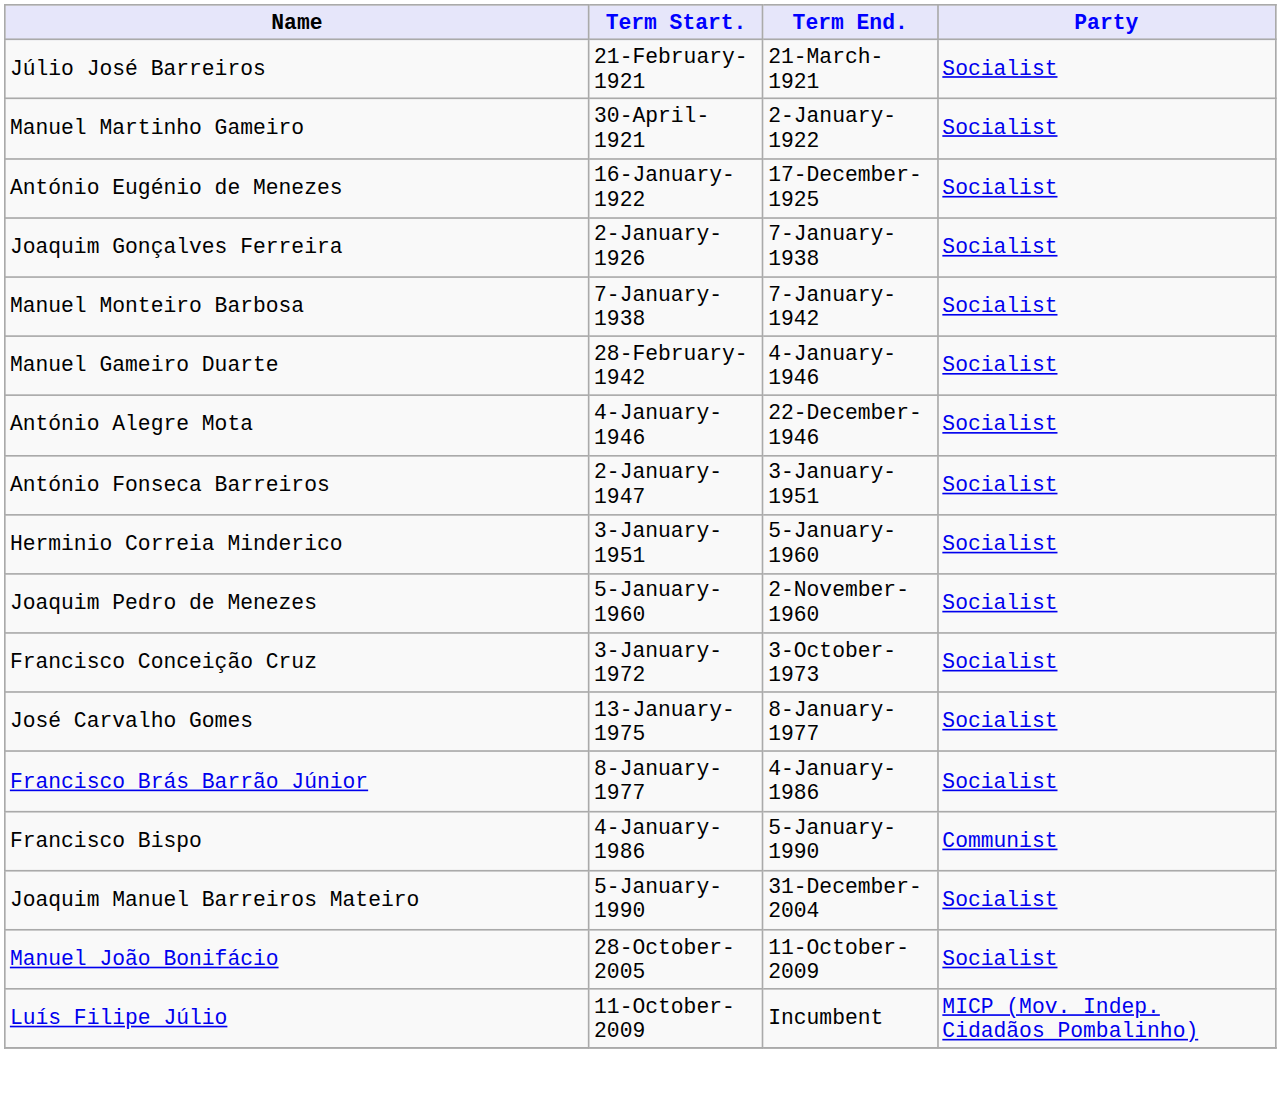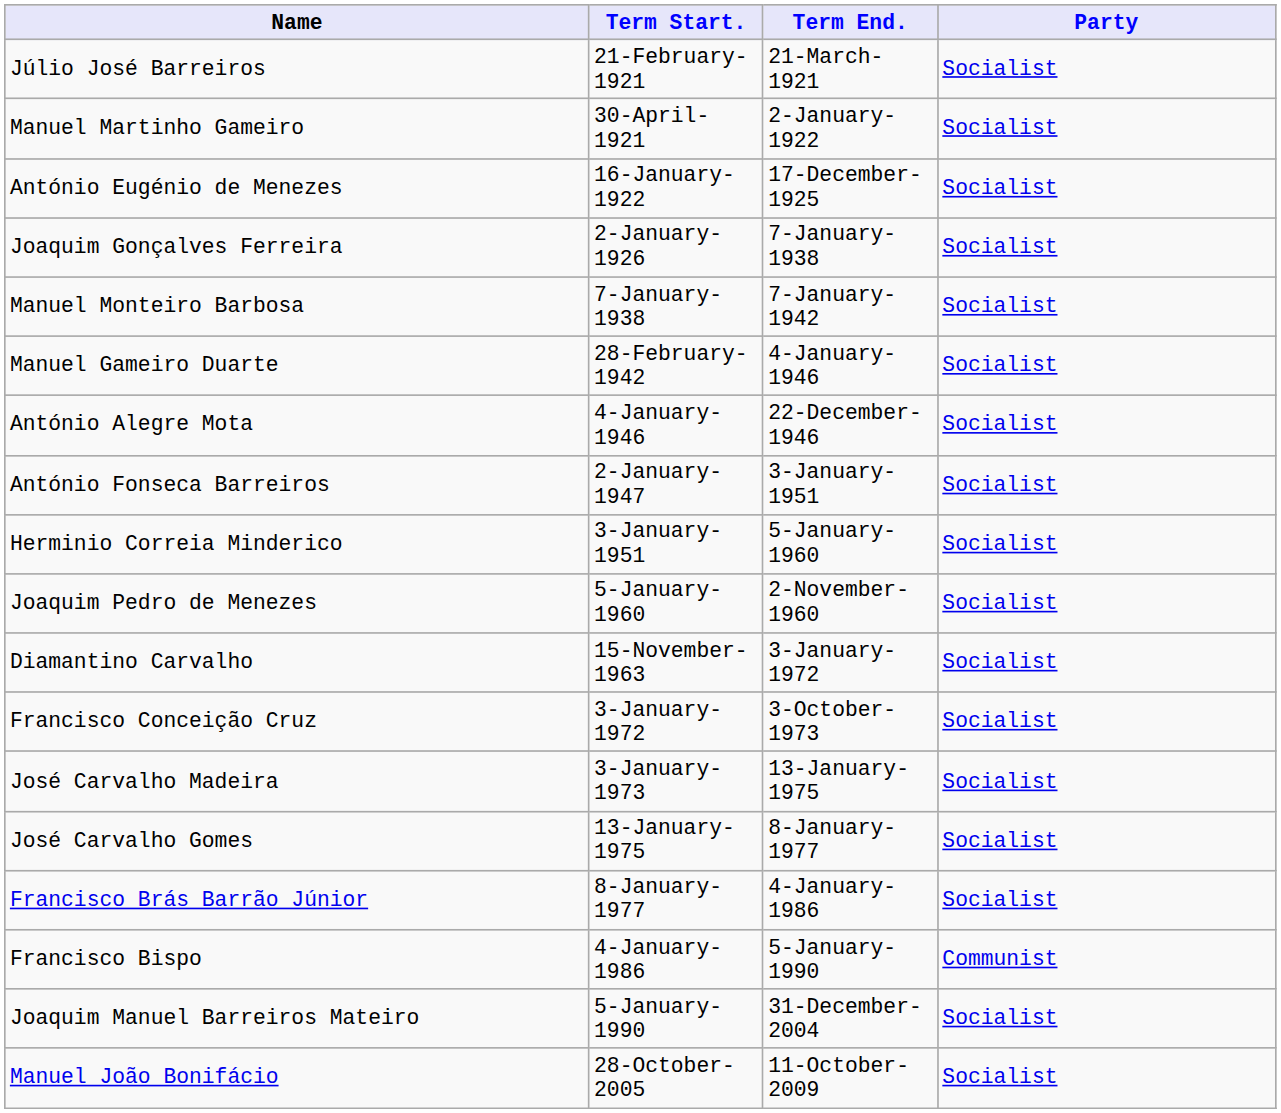+ row: (131, 663)
+ row: (144, 781)
- row: (119, 1019)
